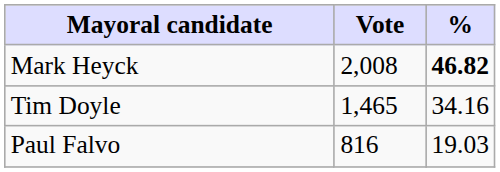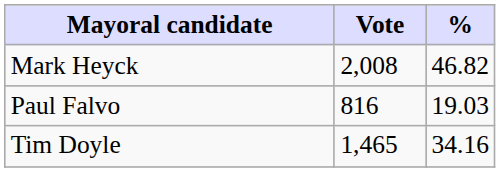(460, 65) bold -> (460, 65) normal
rows swapped: (66, 105) <-> (65, 145)
